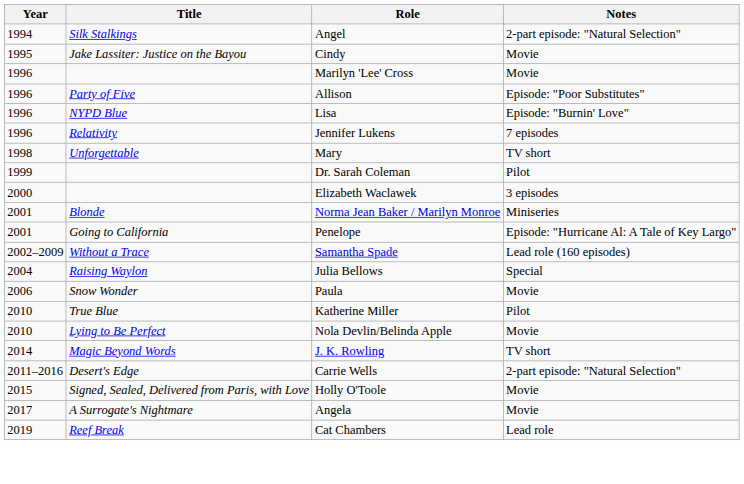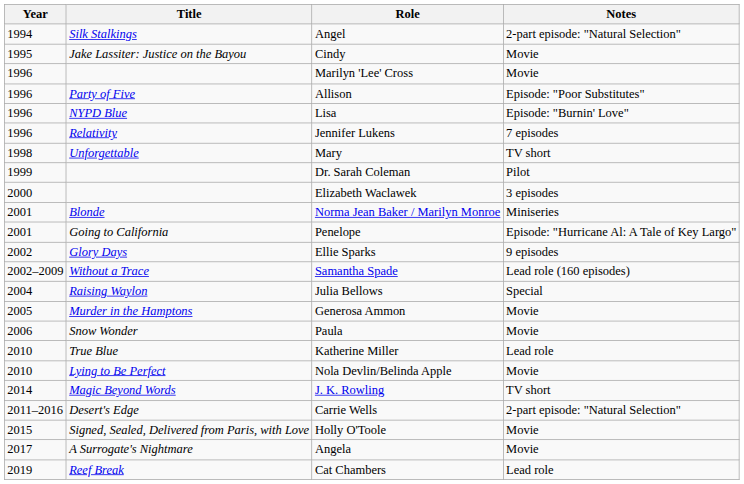+ row: (345, 251)
+ row: (360, 311)
(518, 311) Pilot -> (530, 350) Lead role
